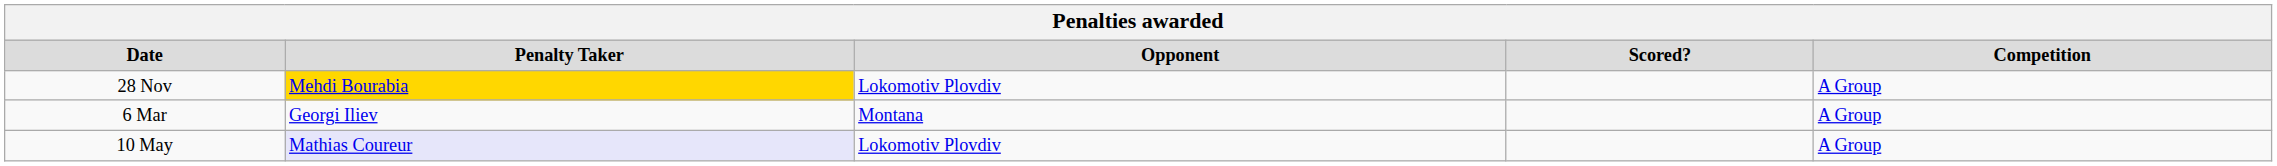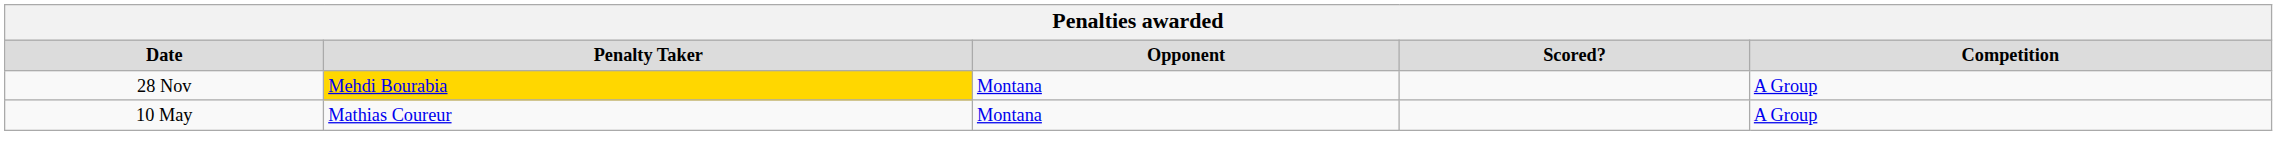(929, 85) Lokomotiv Plovdiv -> (1009, 85) Montana
- row: (145, 115)
(351, 145) lavender background -> (390, 115) no background
(929, 145) Lokomotiv Plovdiv -> (1009, 115) Montana
